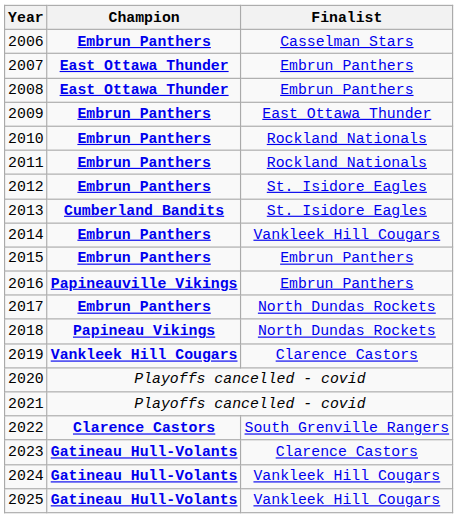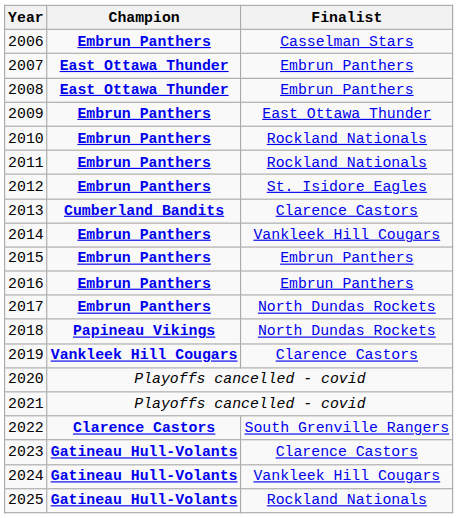(347, 211) St. Isidore Eagles -> (347, 211) Clarence Castors
(144, 283) Papineauville Vikings -> (144, 283) Embrun Panthers
(347, 501) Vankleek Hill Cougars -> (347, 501) Rockland Nationals
